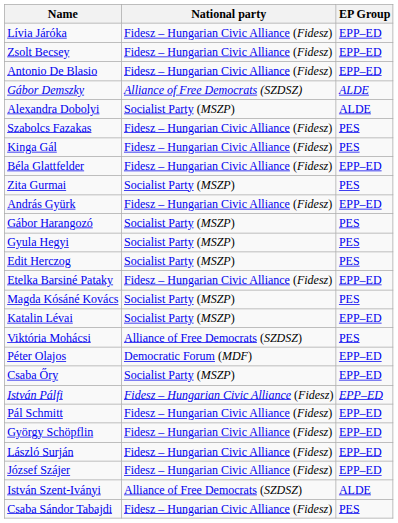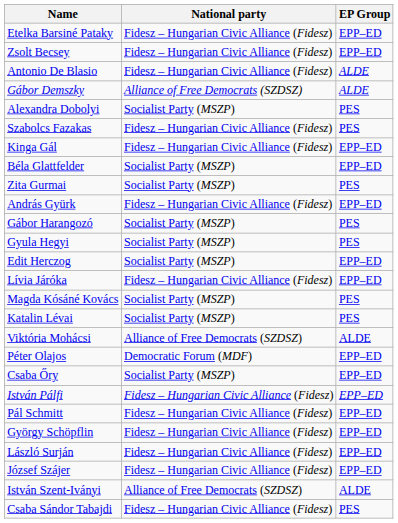rows swapped: (60, 280) <-> (37, 33)
(360, 71) EPP–ED -> (354, 71) ALDE
(355, 109) ALDE -> (349, 109) PES
(349, 147) PES -> (360, 147) EPP–ED
(228, 166) Fidesz – Hungarian Civic Alliance (Fidesz) -> (179, 166) Socialist Party (MSZP)
(349, 261) PES -> (360, 261) EPP–ED
(360, 318) EPP–ED -> (349, 318) PES
(349, 337) PES -> (355, 337) ALDE
